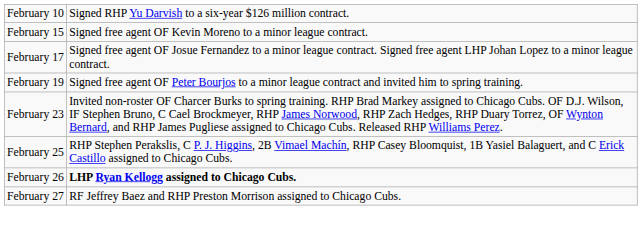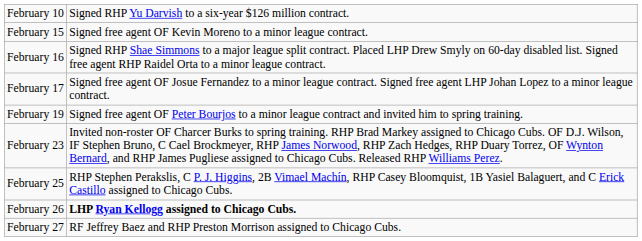+ row: (35, 57)
